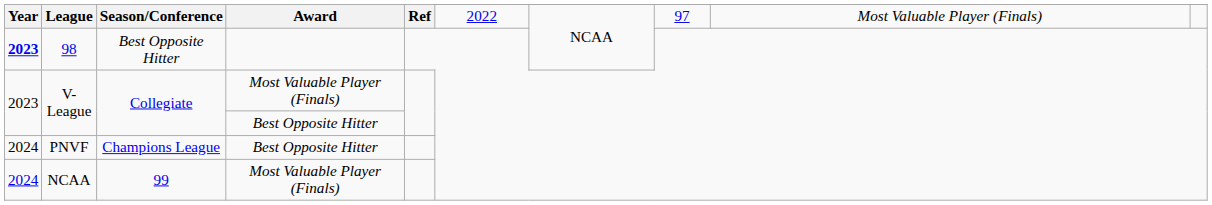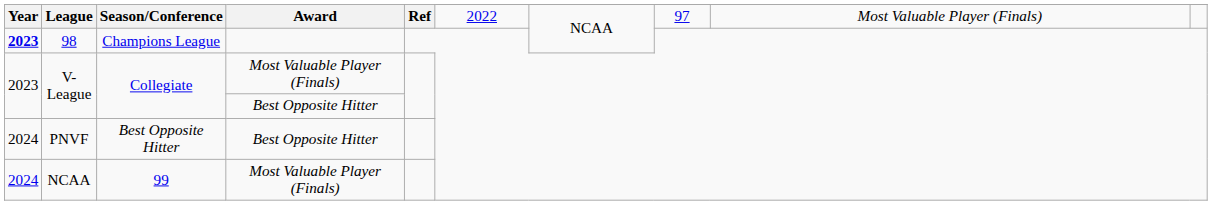(161, 49) Best Opposite Hitter -> (161, 40) Champions League
(161, 147) Champions League -> (161, 138) Best Opposite Hitter
